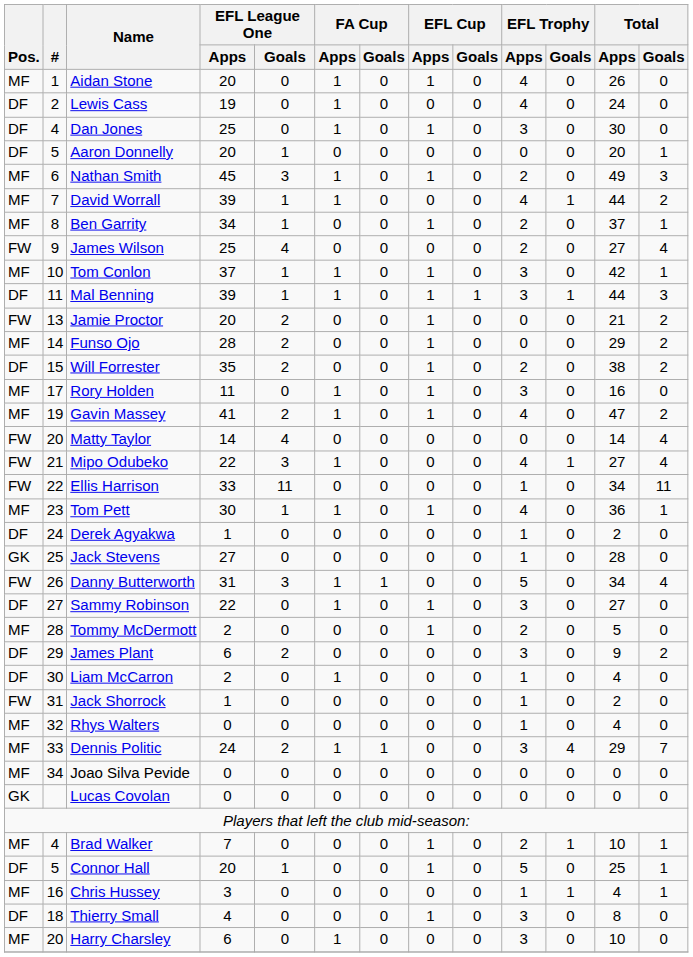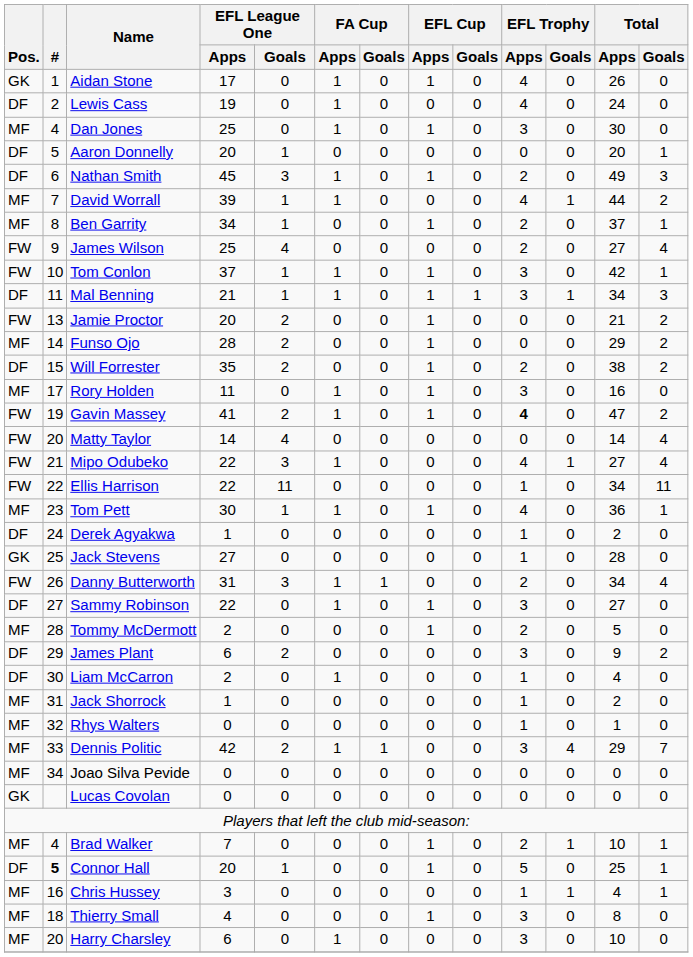(19, 81) MF -> (19, 81) GK
(227, 81) 20 -> (227, 81) 17
(18, 128) DF -> (19, 128) MF
(19, 176) MF -> (18, 176) DF
(19, 271) MF -> (20, 271) FW
(227, 295) 39 -> (227, 295) 21
(617, 295) 44 -> (617, 295) 34
(19, 414) MF -> (20, 414) FW
(524, 414) normal -> (524, 414) bold
(227, 486) 33 -> (227, 486) 22
(524, 581) 5 -> (524, 581) 2
(20, 701) FW -> (19, 701) MF
(617, 725) 4 -> (617, 725) 1
(227, 748) 24 -> (227, 748) 42
(55, 868) normal -> (55, 868) bold
(18, 915) DF -> (19, 915) MF
